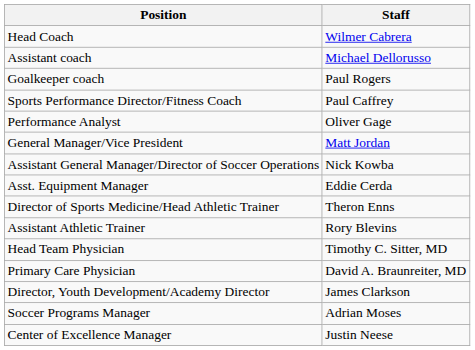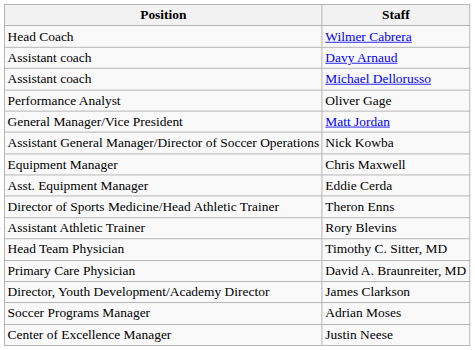+ row: (361, 57)
- row: (358, 79)
- row: (359, 100)
+ row: (365, 164)
